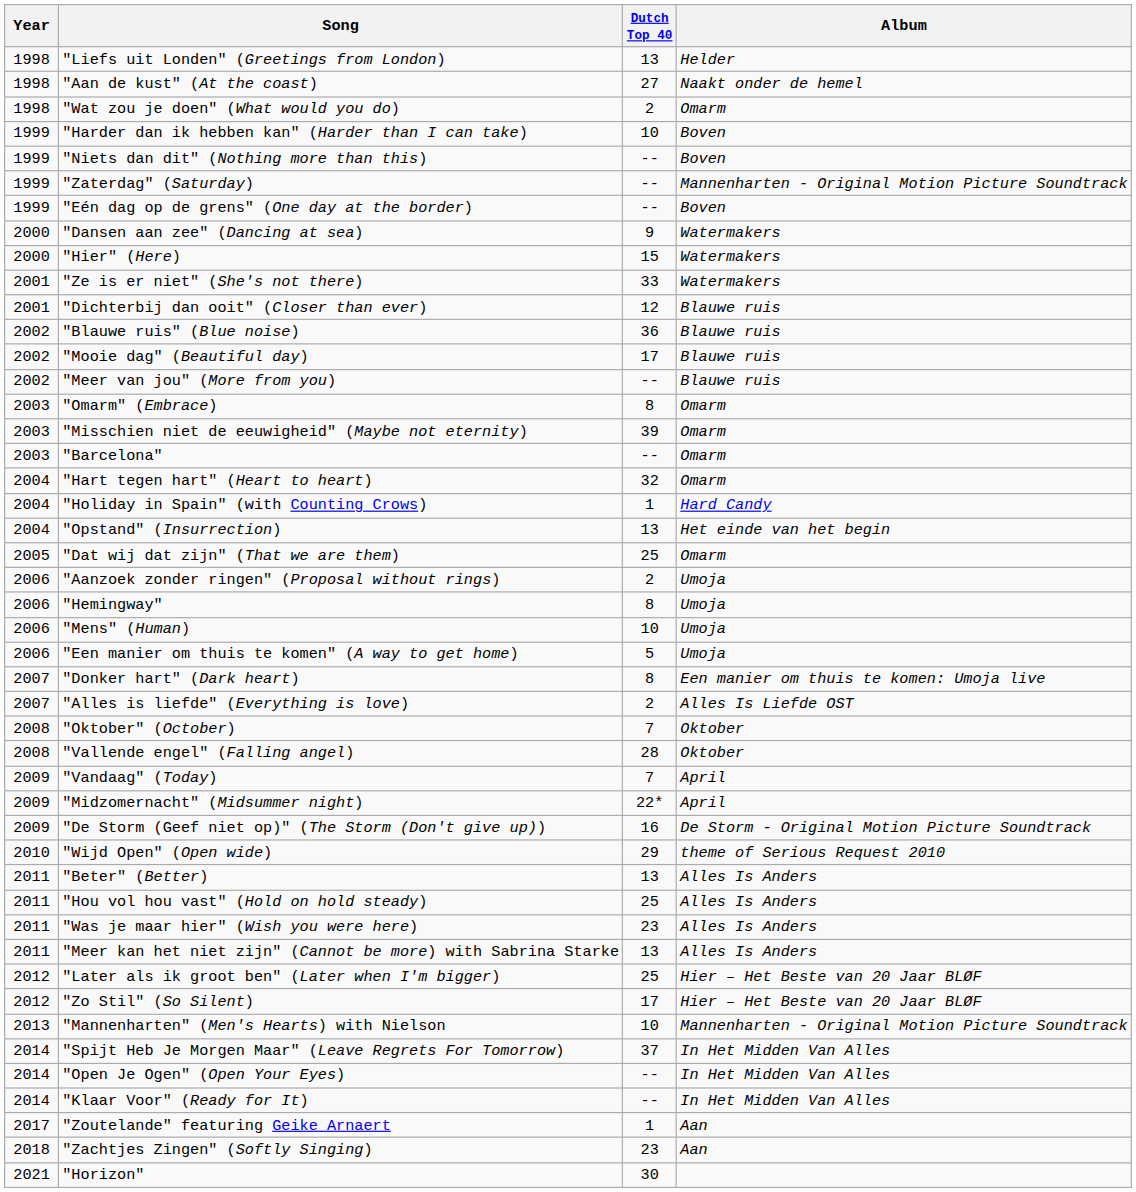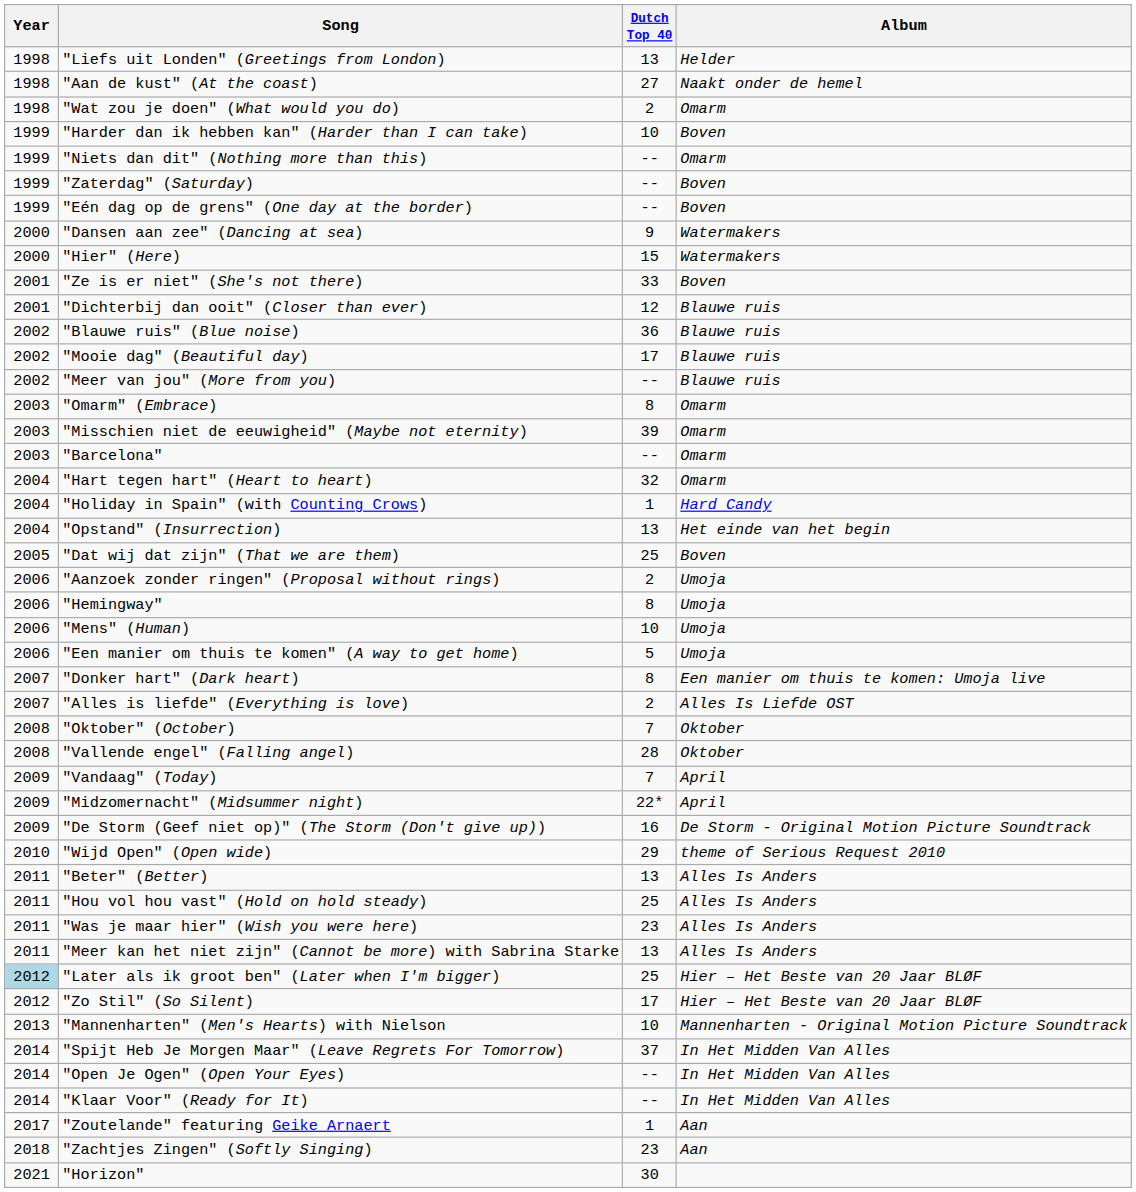(703, 158) Boven -> (703, 158) Omarm
(904, 183) Mannenharten - Original Motion Picture Soundtrack -> (703, 183) Boven
(731, 282) Watermakers -> (703, 282) Boven
(703, 555) Omarm -> (703, 555) Boven
(32, 977) no background -> (32, 977) lightblue background
